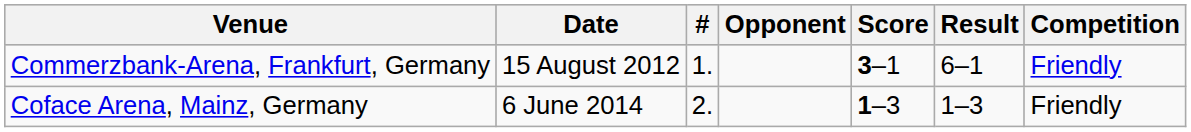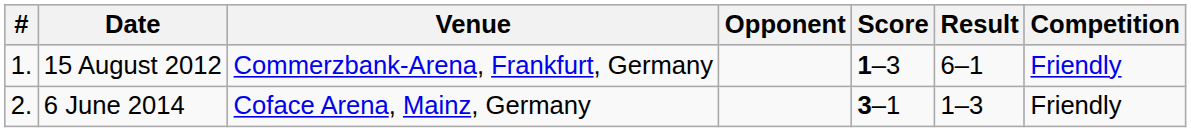columns swapped: (702, 24) <-> (250, 24)
(879, 65) 3–1 -> (879, 65) 1–3
(879, 106) 1–3 -> (879, 106) 3–1
